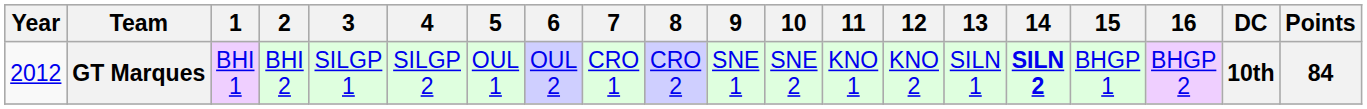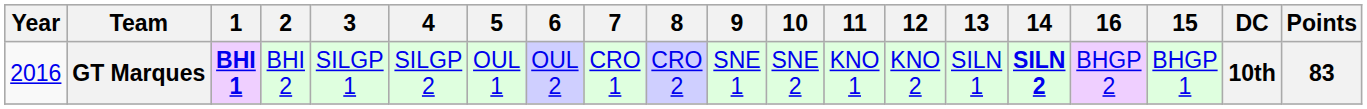columns swapped: (1108, 23) <-> (1184, 23)
(36, 73) 2012 -> (36, 73) 2016
(235, 73) normal -> (236, 73) bold
(1320, 73) 84 -> (1322, 73) 83
